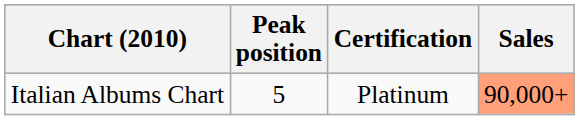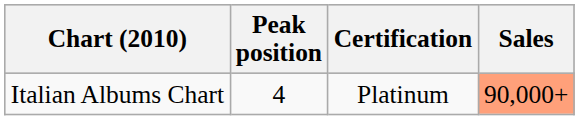(279, 93) 5 -> (279, 93) 4
